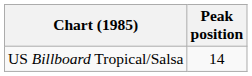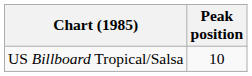(217, 58) 14 -> (217, 58) 10
